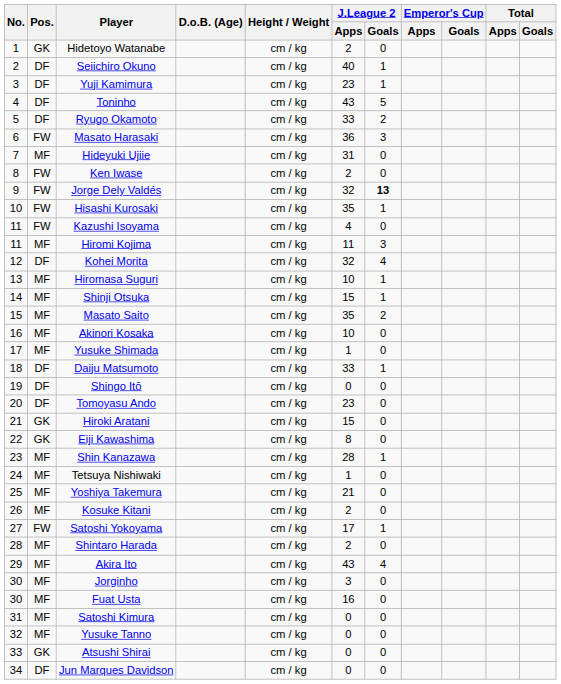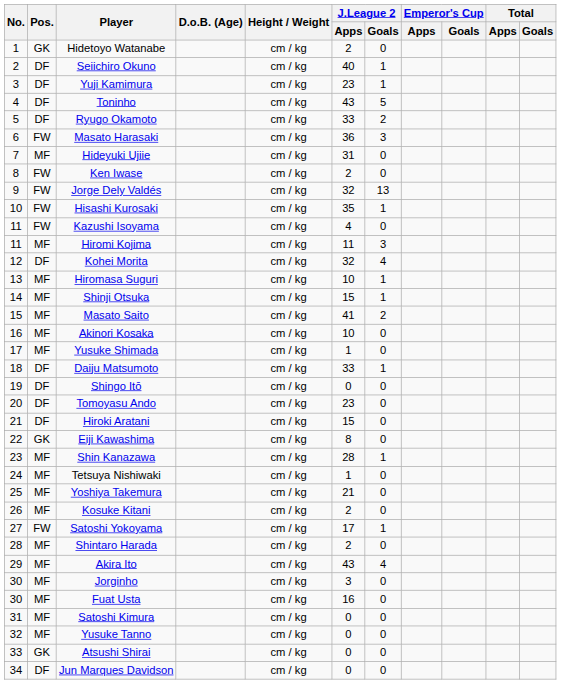(383, 191) bold -> (383, 191) normal
(348, 315) 35 -> (348, 315) 41
(42, 421) GK -> (42, 421) DF
